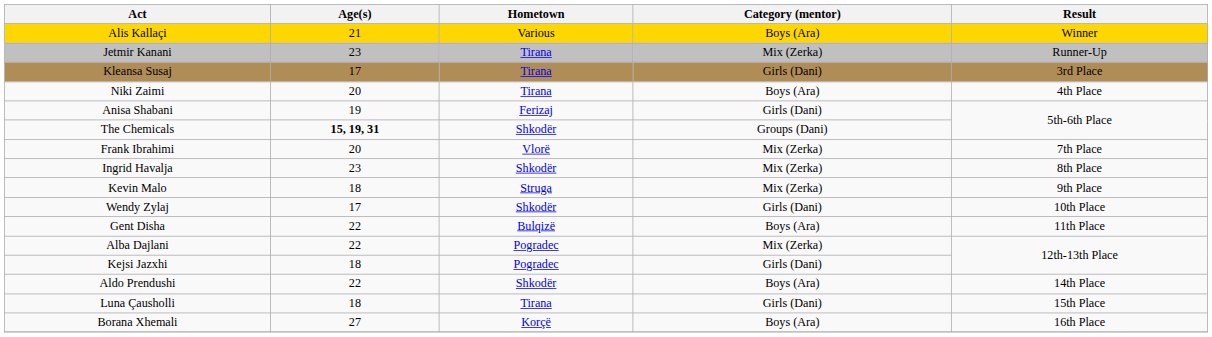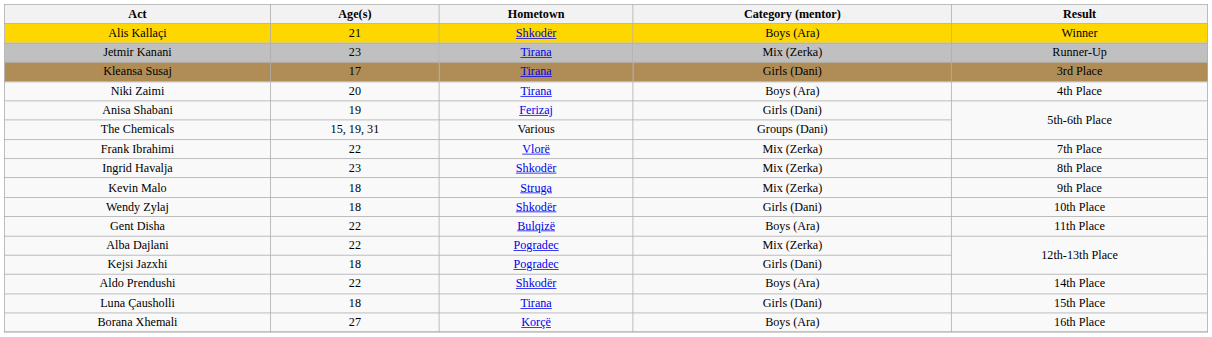(536, 33) Various -> (536, 33) Shkodër
(355, 129) bold -> (355, 129) normal
(536, 129) Shkodër -> (536, 129) Various
(355, 149) 20 -> (355, 149) 22
(355, 206) 17 -> (355, 206) 18
